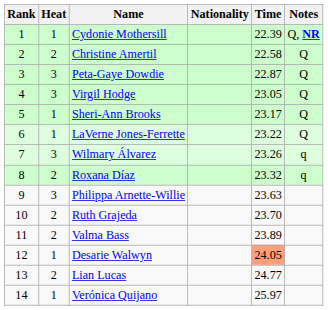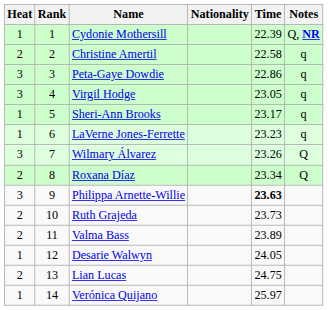columns swapped: (21, 14) <-> (54, 14)
(304, 54) Q -> (304, 54) q
(268, 74) 22.87 -> (268, 74) 22.86
(304, 74) Q -> (304, 74) q
(304, 94) Q -> (304, 94) q
(304, 114) Q -> (304, 114) q
(268, 135) 23.22 -> (268, 135) 23.23
(304, 135) Q -> (304, 135) q
(304, 155) q -> (304, 155) Q
(268, 175) 23.32 -> (268, 175) 23.34
(304, 175) q -> (304, 175) Q
(268, 195) normal -> (268, 195) bold
(268, 215) 23.70 -> (268, 215) 23.73
(268, 255) lightsalmon background -> (268, 255) no background
(268, 275) 24.77 -> (268, 275) 24.75
